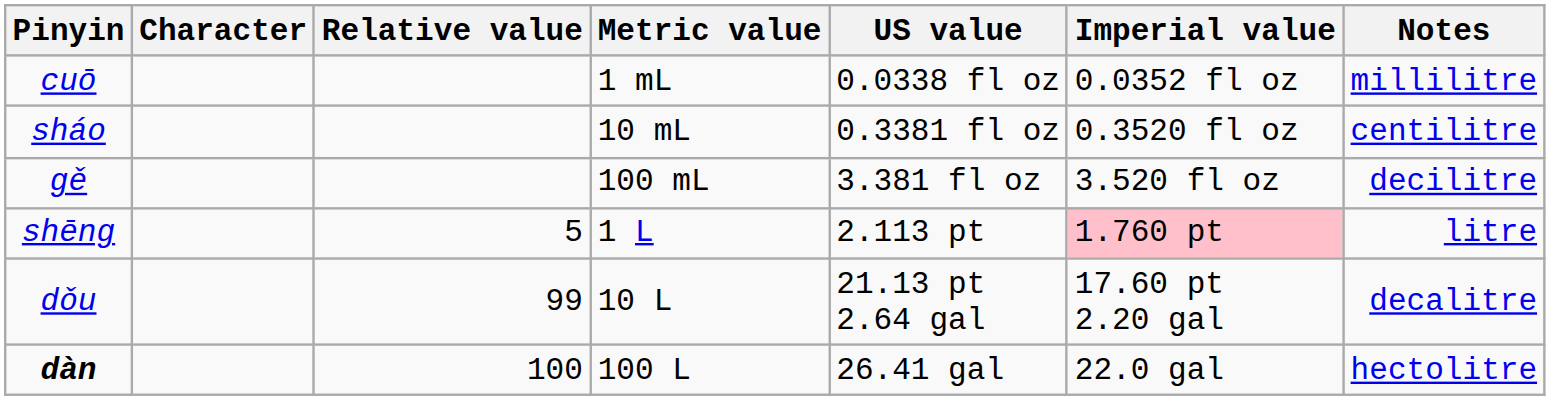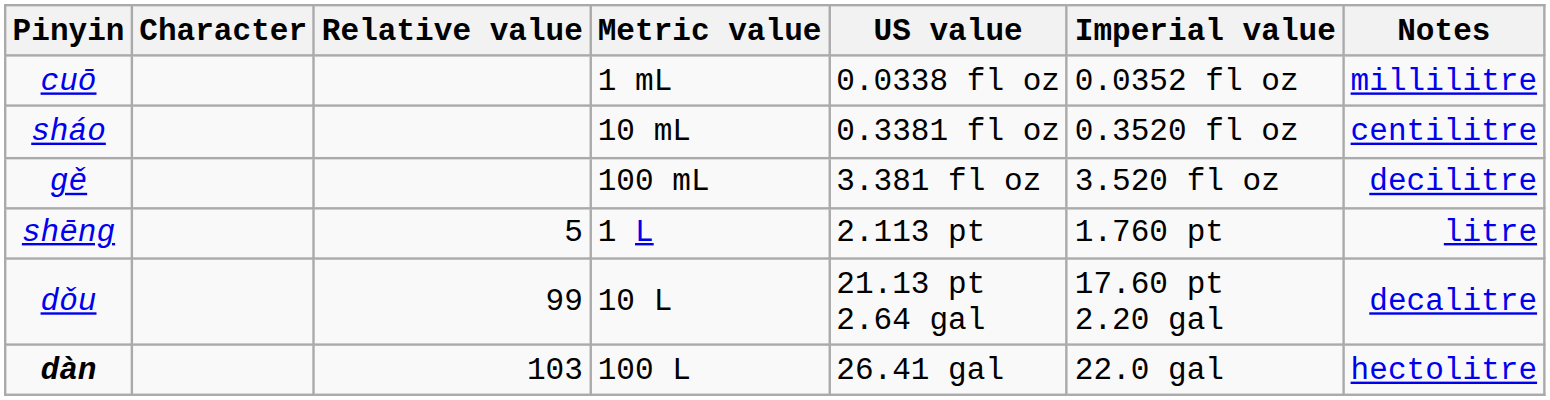(1149, 233) pink background -> (1149, 233) no background
(555, 370) 100 -> (555, 370) 103
